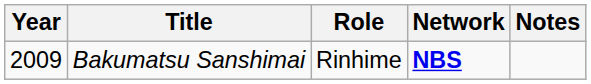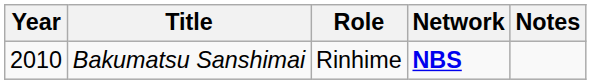(36, 60) 2009 -> (36, 60) 2010
